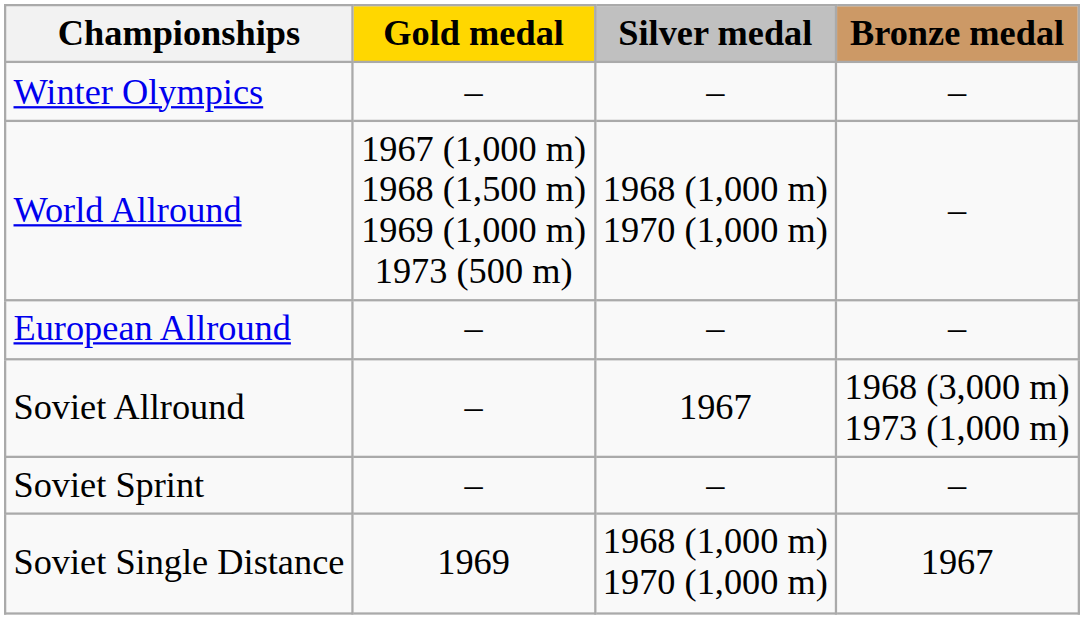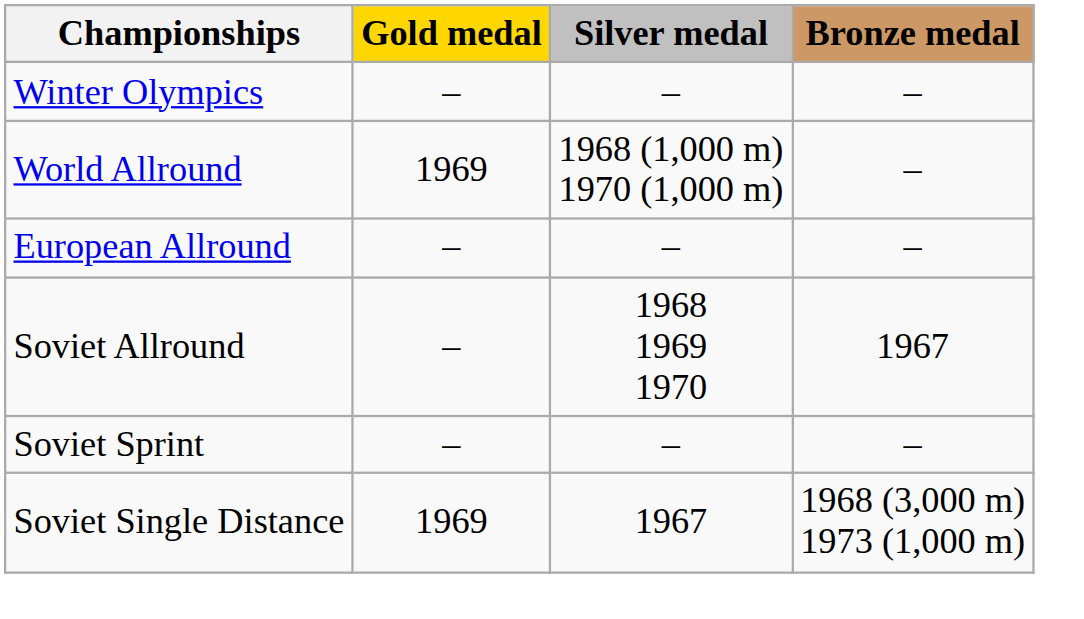(474, 209) 1967 (1,000 m) 1968 (1,500 m) 1969 (1,000 m) 1973 (500 m) -> (451, 168) 1969
(715, 406) 1967 -> (671, 345) 1968 1969 1970
(957, 406) 1968 (3,000 m) 1973 (1,000 m) -> (913, 345) 1967
(715, 562) 1968 (1,000 m) 1970 (1,000 m) -> (671, 521) 1967
(957, 562) 1967 -> (913, 521) 1968 (3,000 m) 1973 (1,000 m)
